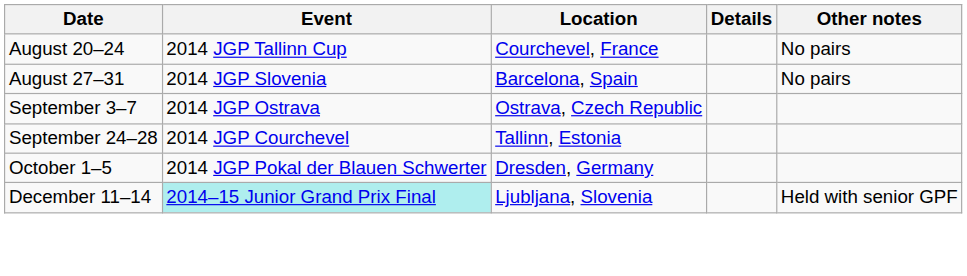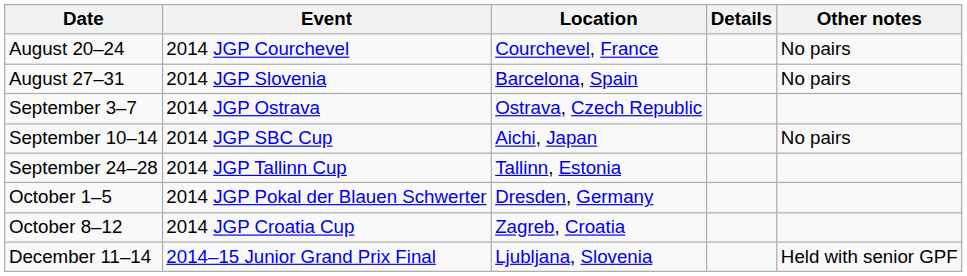(257, 49) 2014 JGP Tallinn Cup -> (258, 49) 2014 JGP Courchevel
+ row: (83, 138)
(258, 138) 2014 JGP Courchevel -> (257, 167) 2014 JGP Tallinn Cup
+ row: (66, 227)
(301, 197) paleturquoise background -> (301, 256) no background
